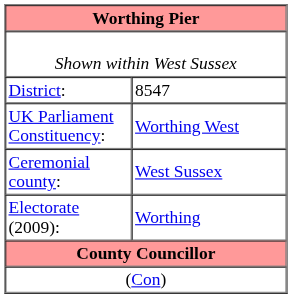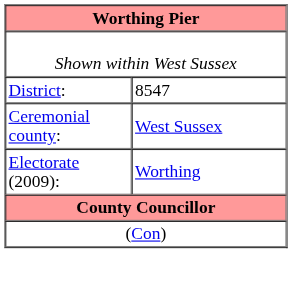- row: (61, 126)
